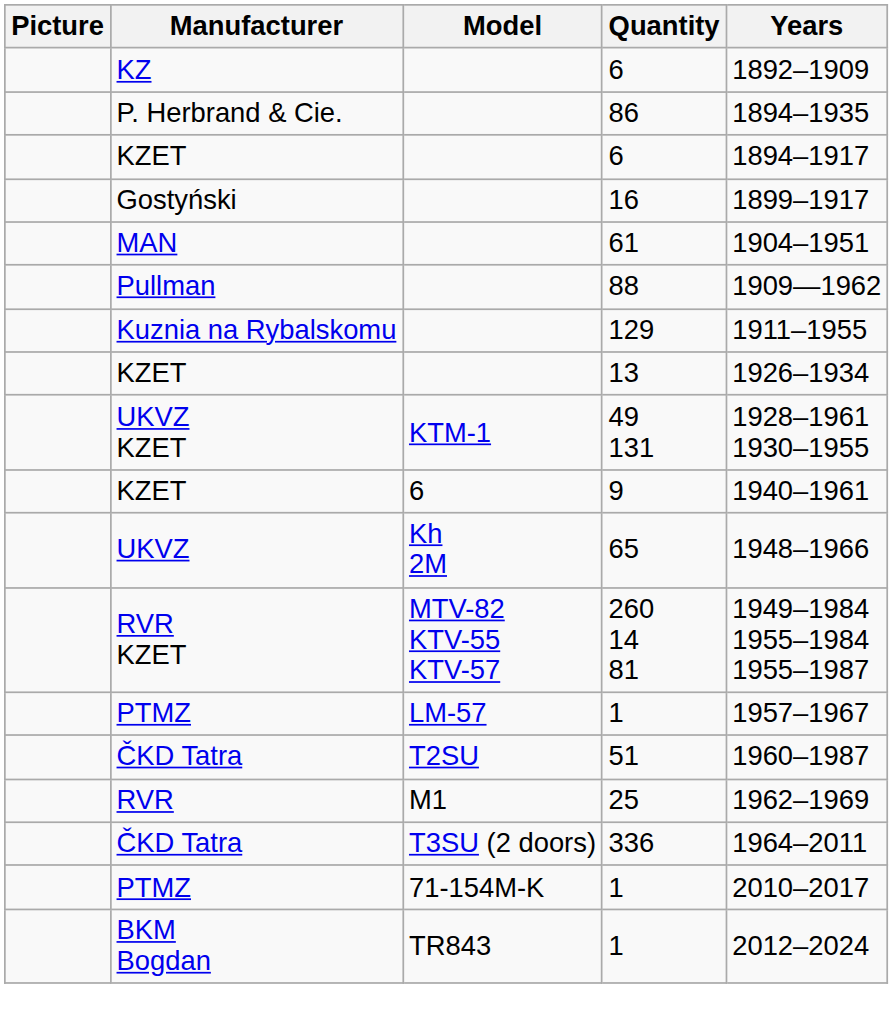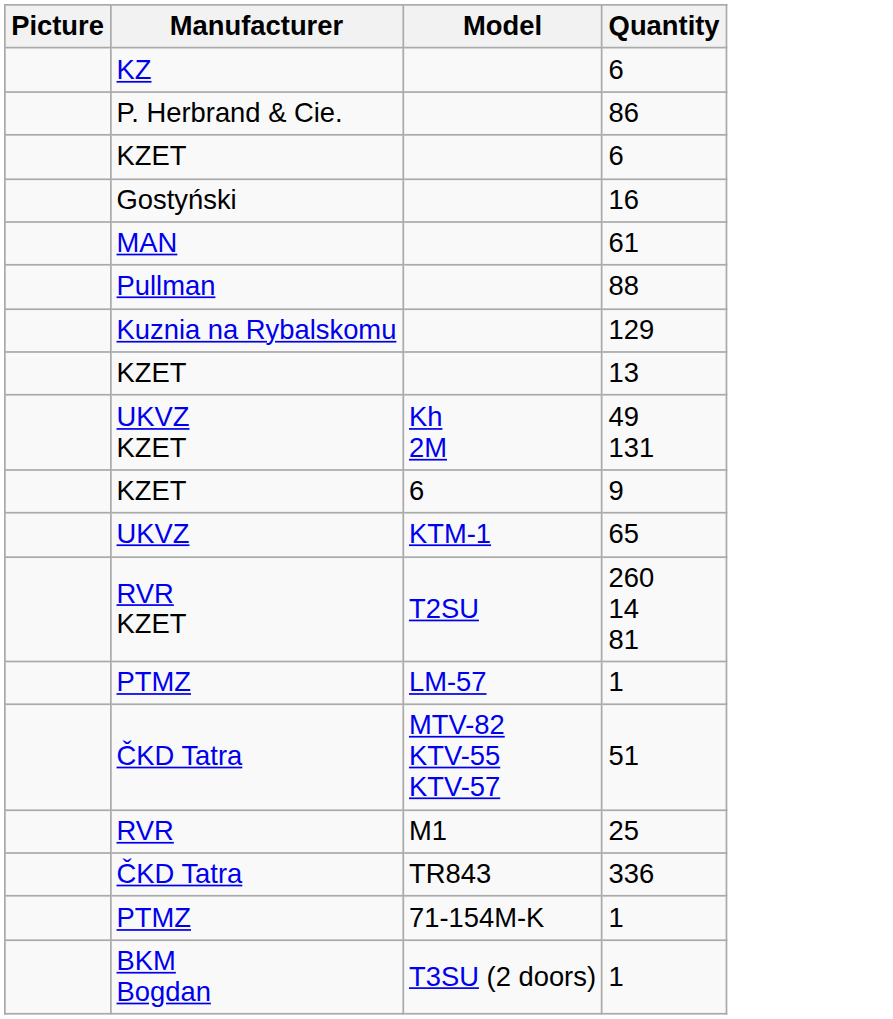- column: (807, 26)
(450, 432) KTM-1 -> (428, 432) Kh 2M
(428, 549) Kh 2M -> (450, 534) KTM-1
(457, 639) MTV-82 KTV-55 KTV-57 -> (444, 608) T2SU
(444, 756) T2SU -> (457, 756) MTV-82 KTV-55 KTV-57
(502, 843) T3SU (2 doors) -> (450, 874) TR843
(450, 945) TR843 -> (502, 976) T3SU (2 doors)
